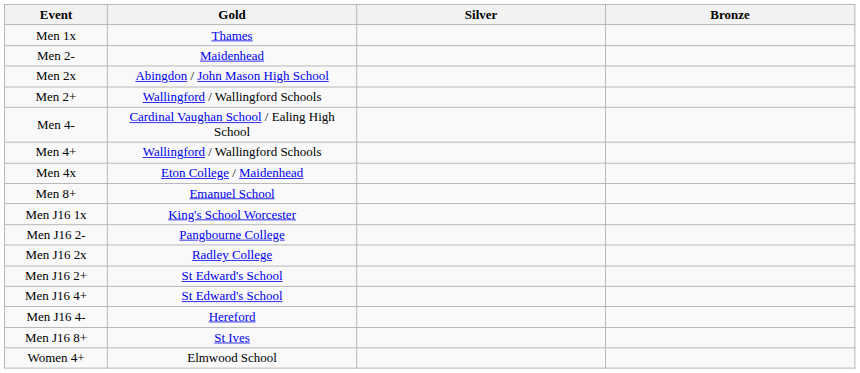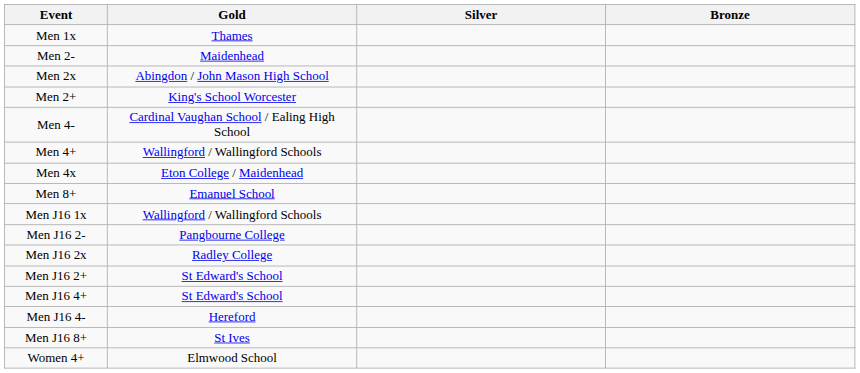(232, 96) Wallingford / Wallingford Schools -> (232, 96) King's School Worcester
(232, 214) King's School Worcester -> (232, 214) Wallingford / Wallingford Schools
